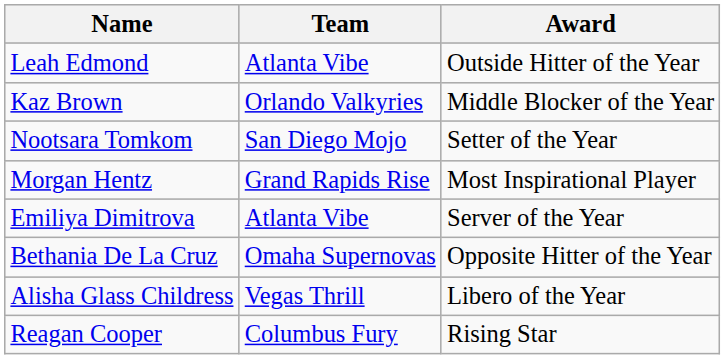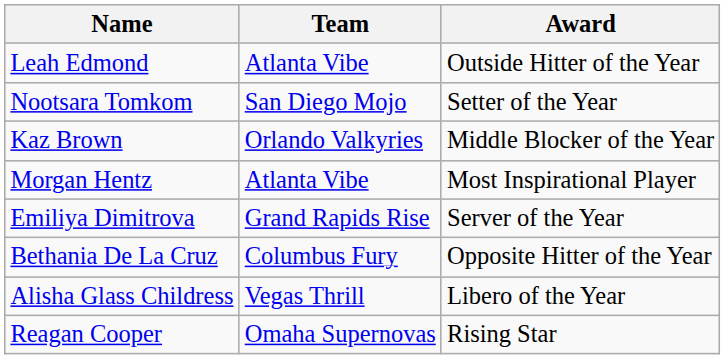rows swapped: (66, 101) <-> (101, 140)
(337, 179) Grand Rapids Rise -> (307, 179) Atlanta Vibe
(307, 218) Atlanta Vibe -> (337, 218) Grand Rapids Rise
(340, 256) Omaha Supernovas -> (321, 256) Columbus Fury
(321, 334) Columbus Fury -> (340, 334) Omaha Supernovas
